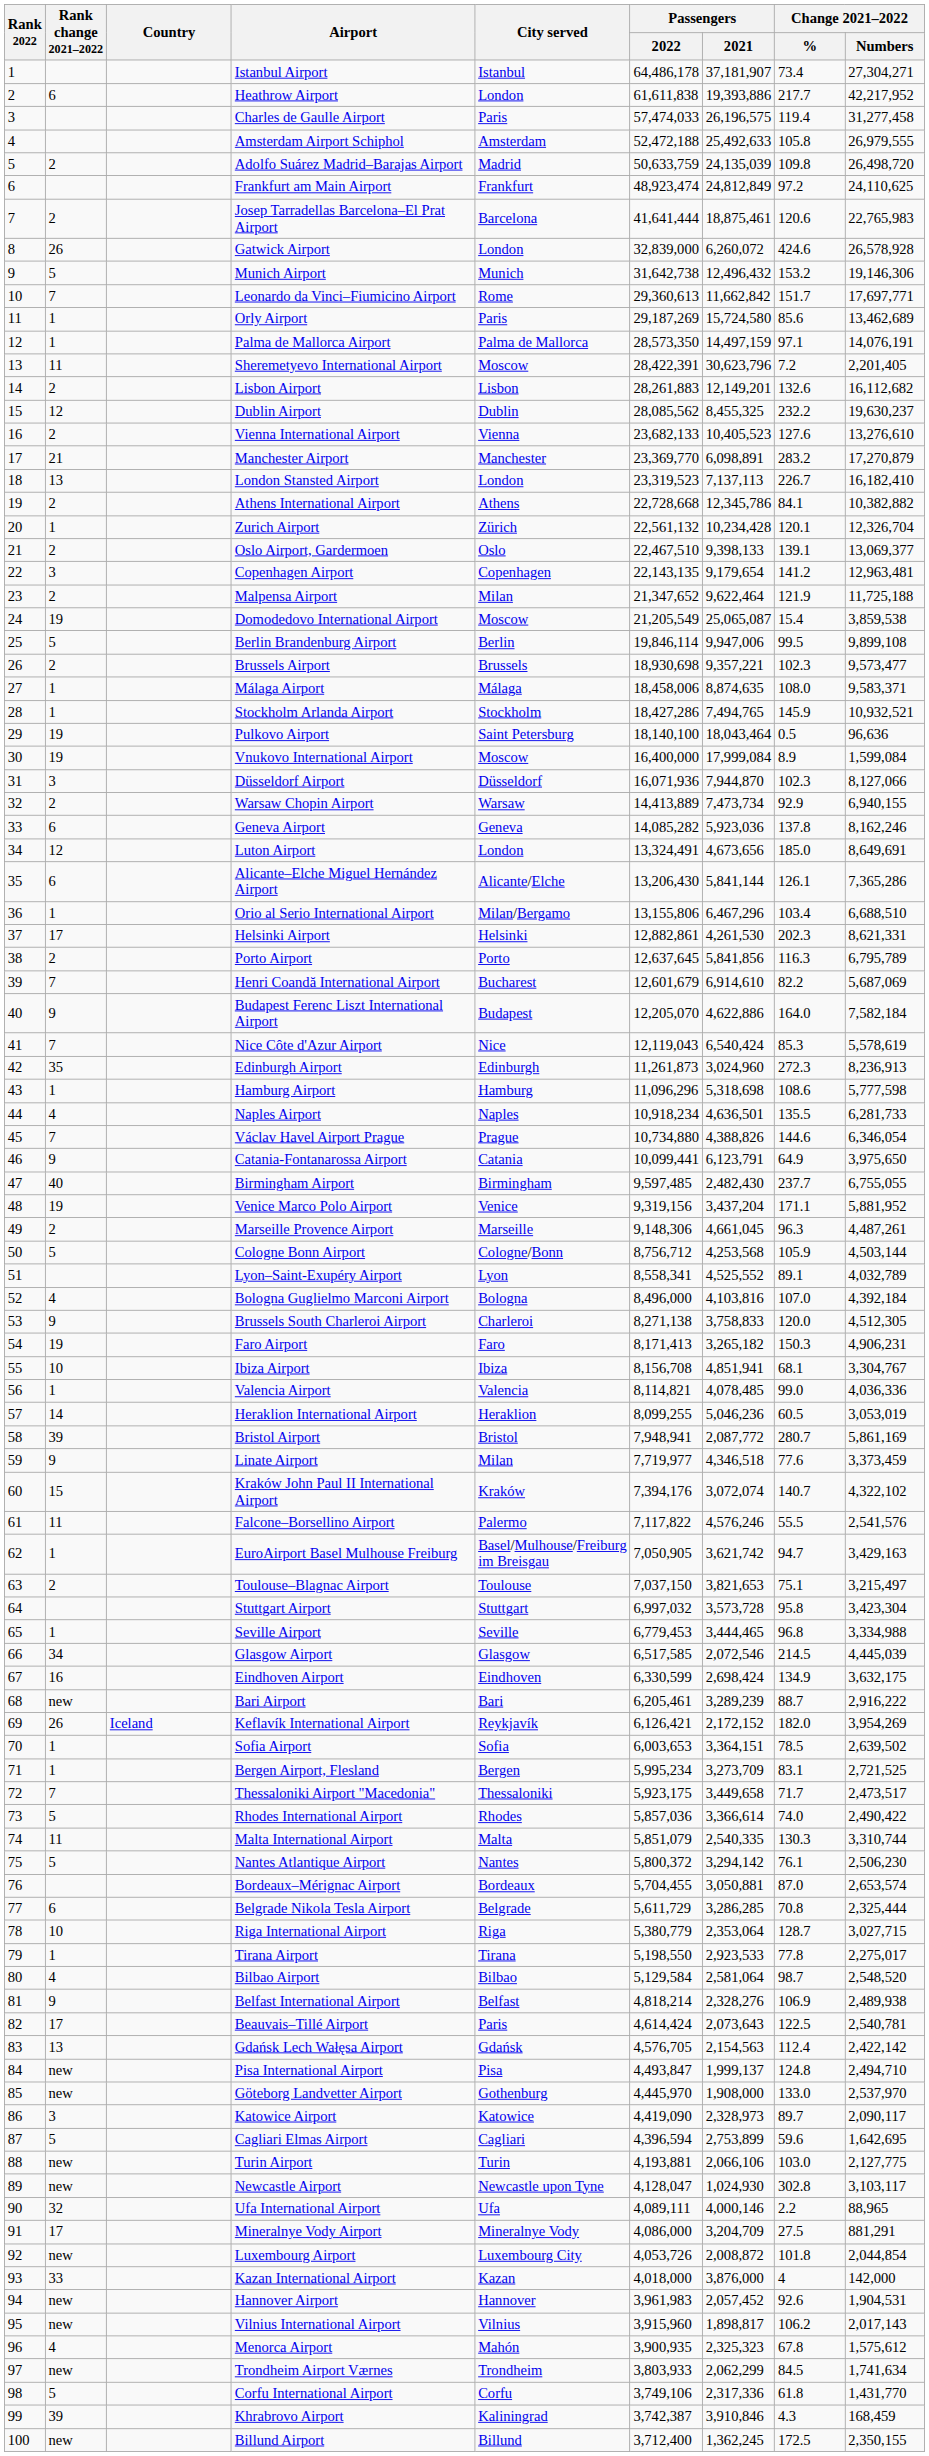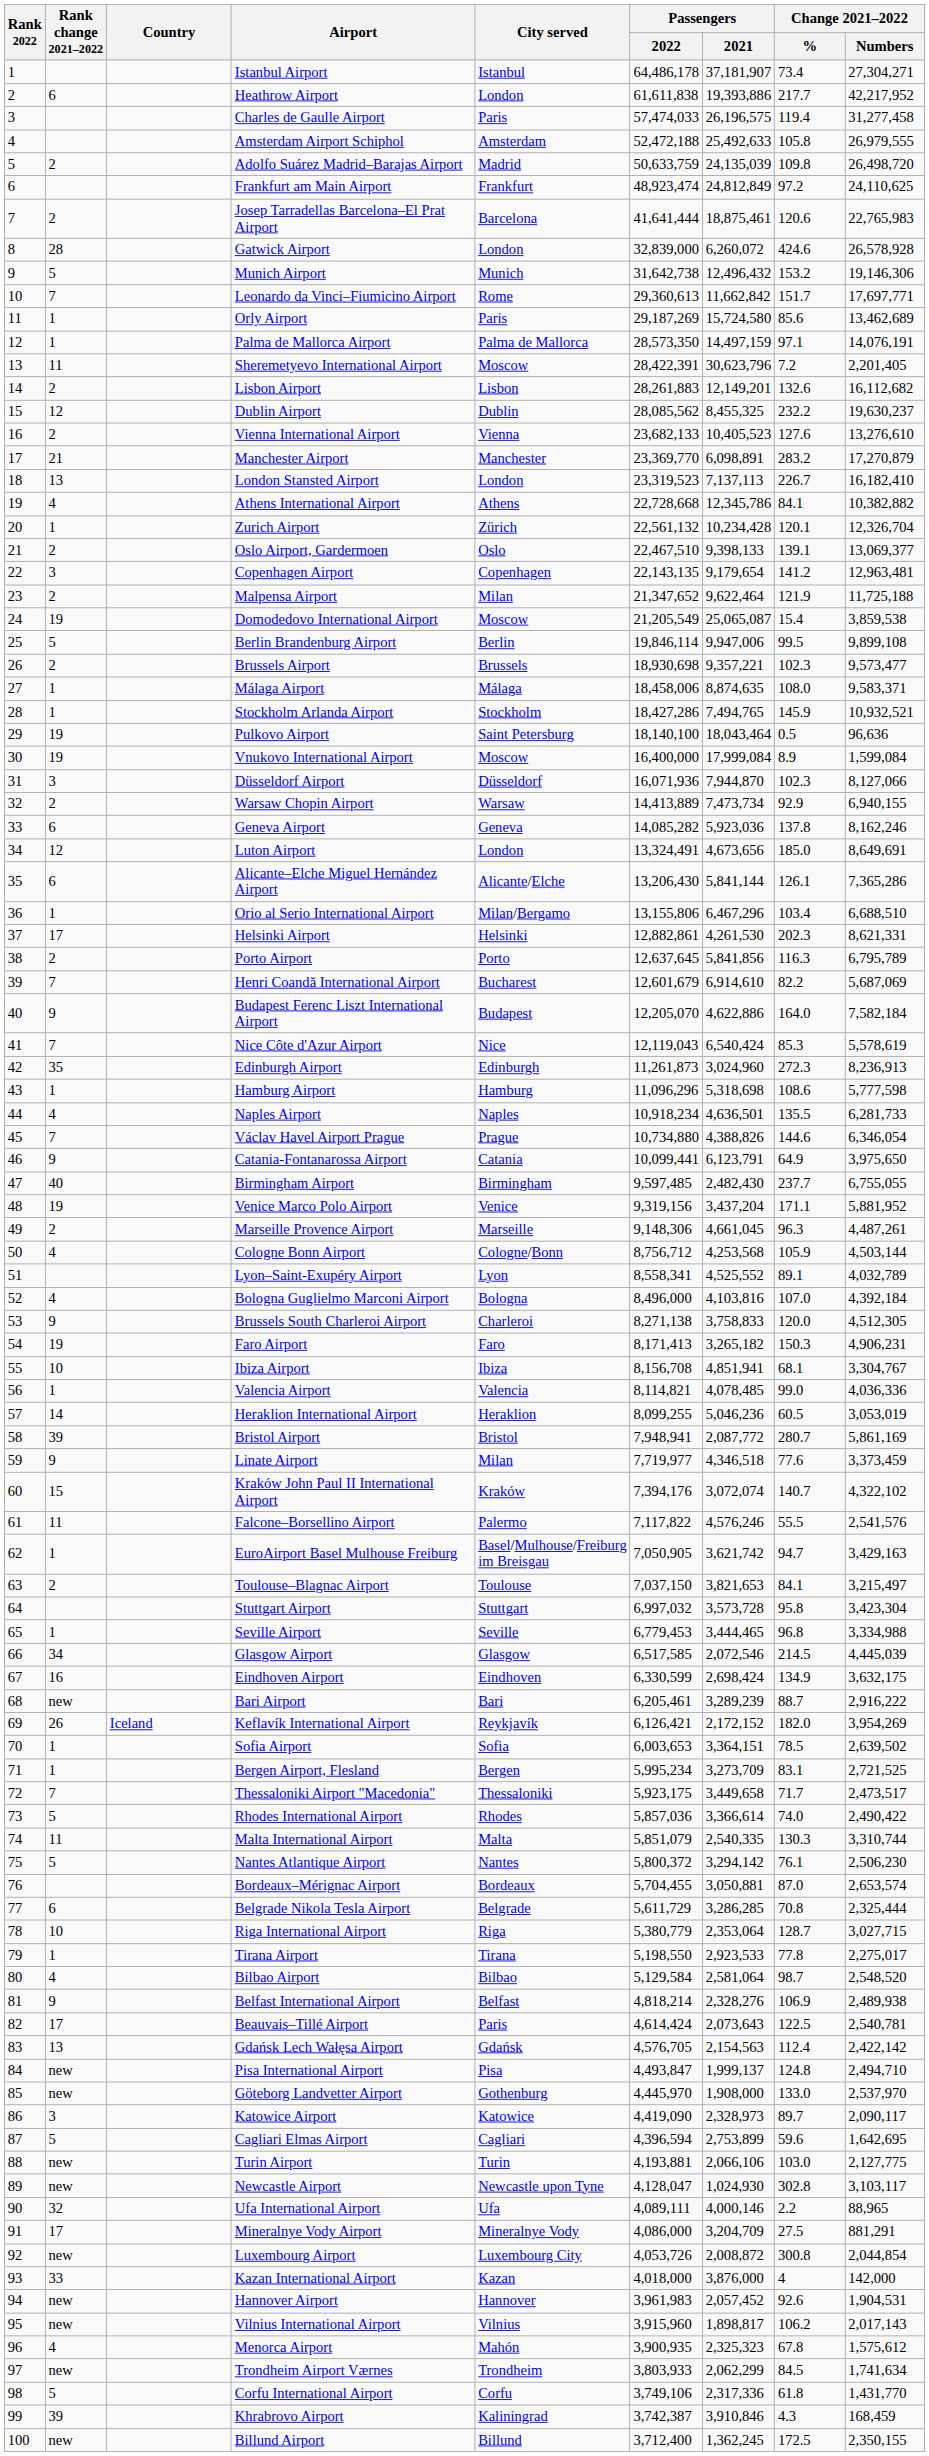(56, 249) 26 -> (56, 249) 28
(52, 503) 2 -> (52, 503) 4
(52, 1252) 5 -> (52, 1252) 4
(791, 1585) 75.1 -> (791, 1585) 84.1
(794, 2255) 101.8 -> (794, 2255) 300.8
